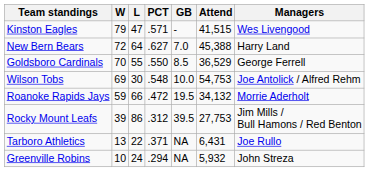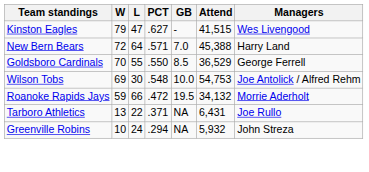(158, 29) .571 -> (158, 29) .627
(158, 46) .627 -> (158, 46) .571
- row: (52, 119)
